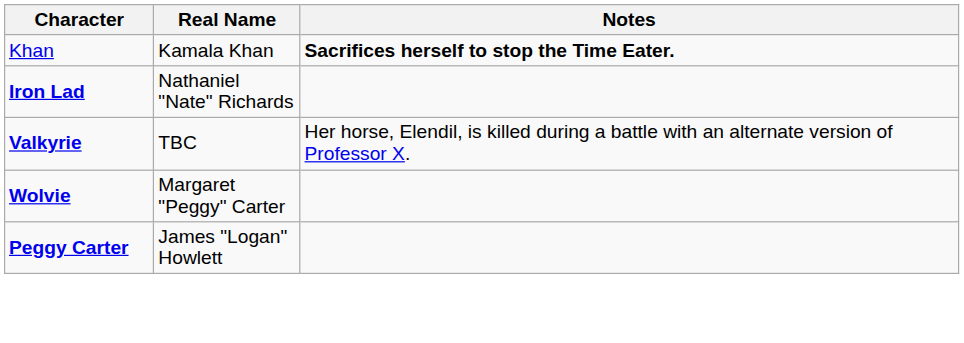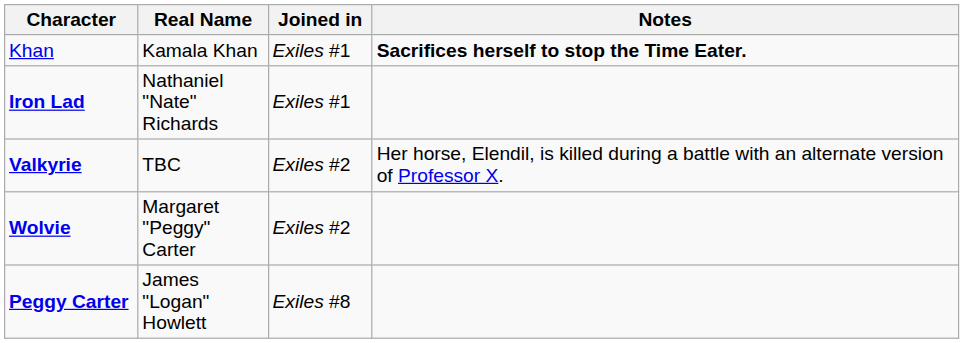+ column: (320, 19)
